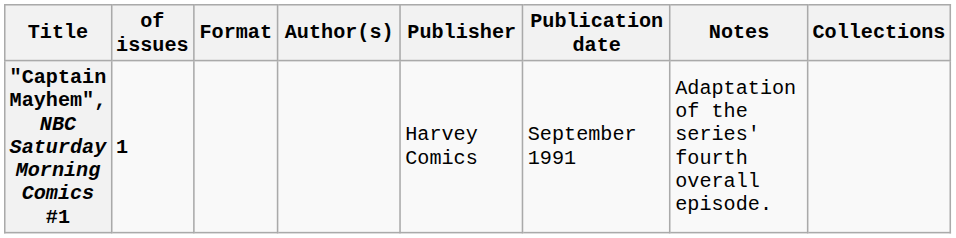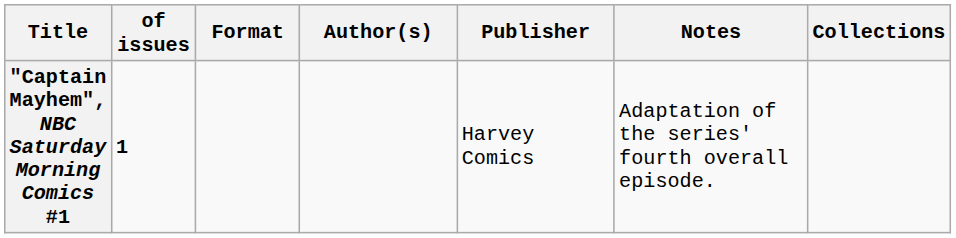- column: (597, 33)
